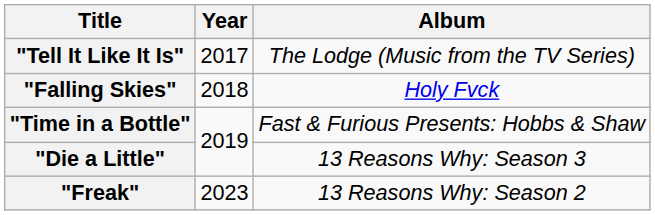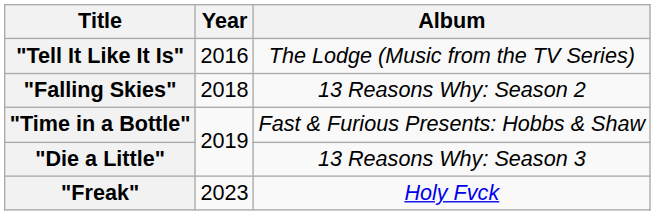(225, 55) 2017 -> (225, 55) 2016
(452, 90) Holy Fvck -> (452, 90) 13 Reasons Why: Season 2
(452, 192) 13 Reasons Why: Season 2 -> (452, 192) Holy Fvck
